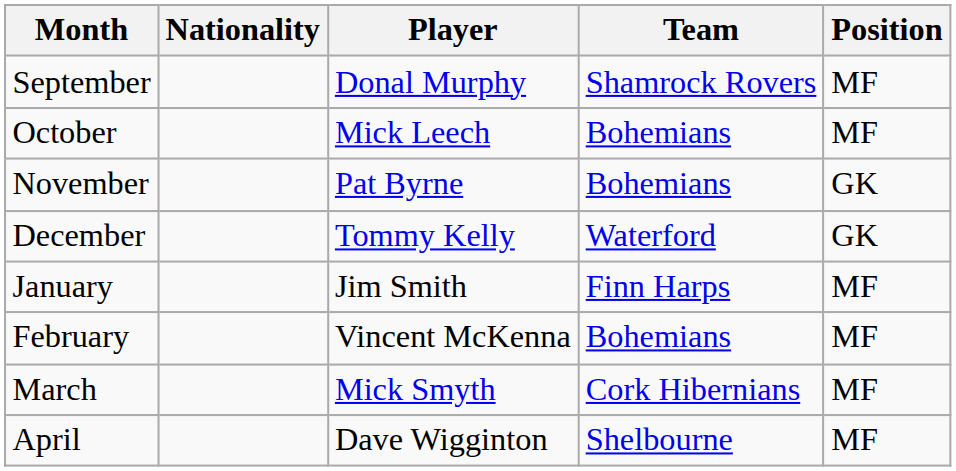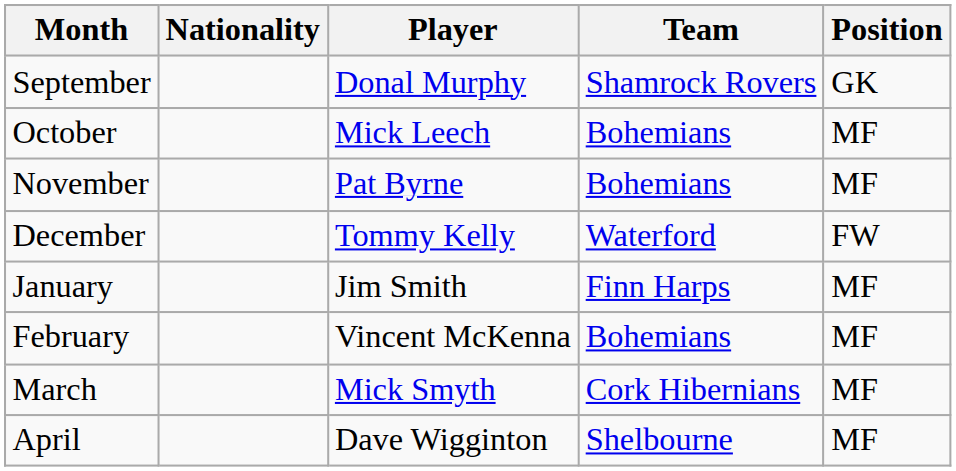(855, 81) MF -> (855, 81) GK
(855, 183) GK -> (855, 183) MF
(855, 235) GK -> (856, 235) FW
